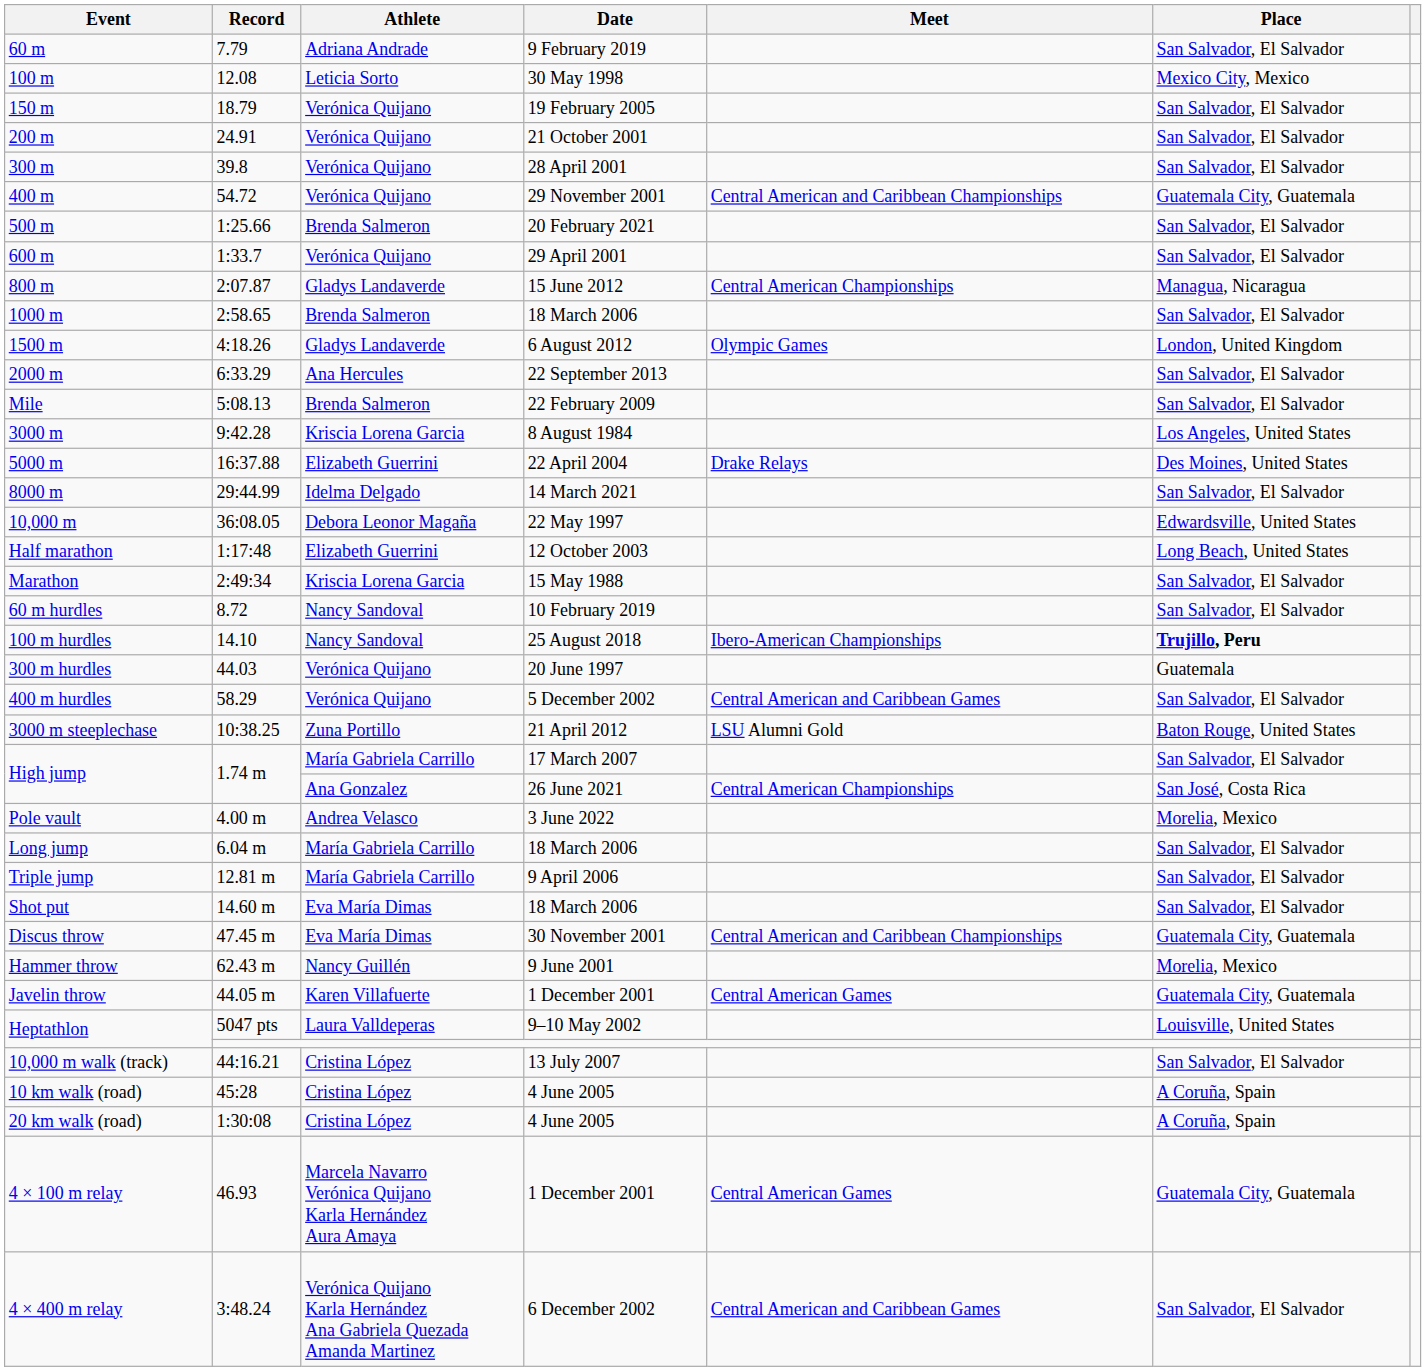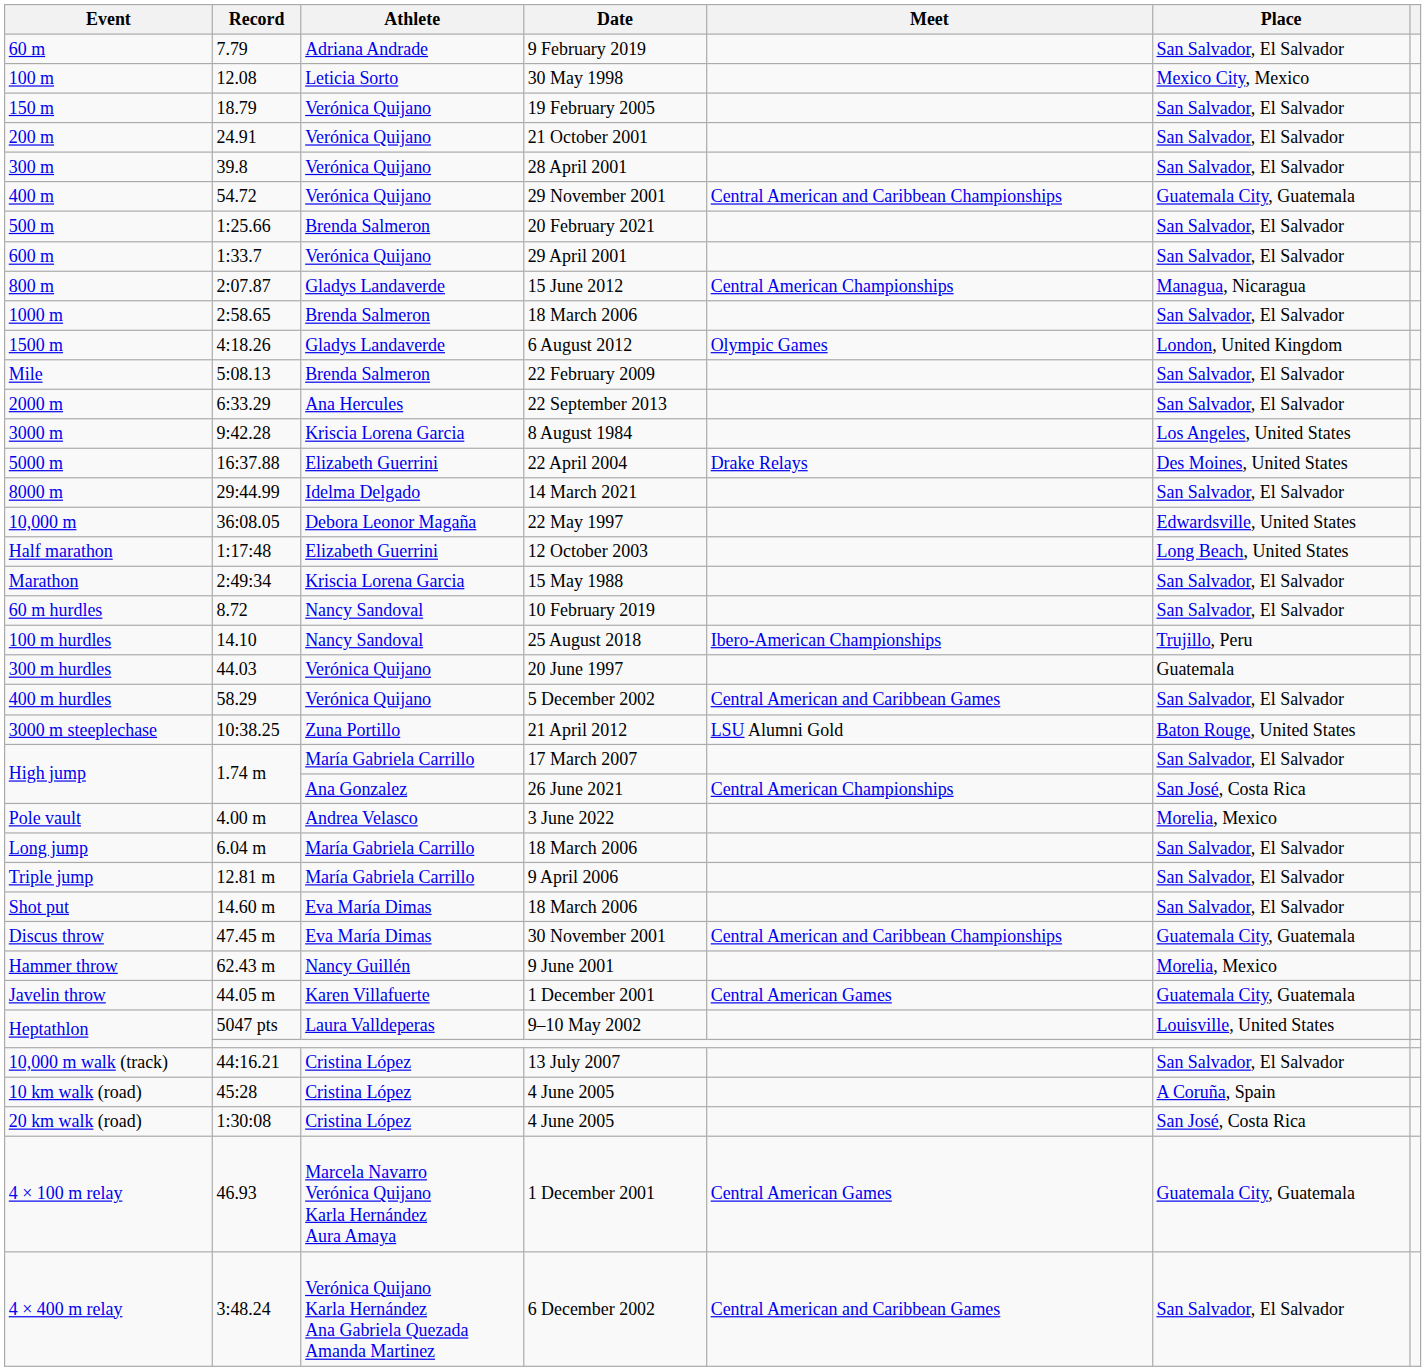rows swapped: (26, 403) <-> (36, 374)
(1209, 640) bold -> (1204, 640) normal
(1216, 1122) A Coruña, Spain -> (1231, 1122) San José, Costa Rica
